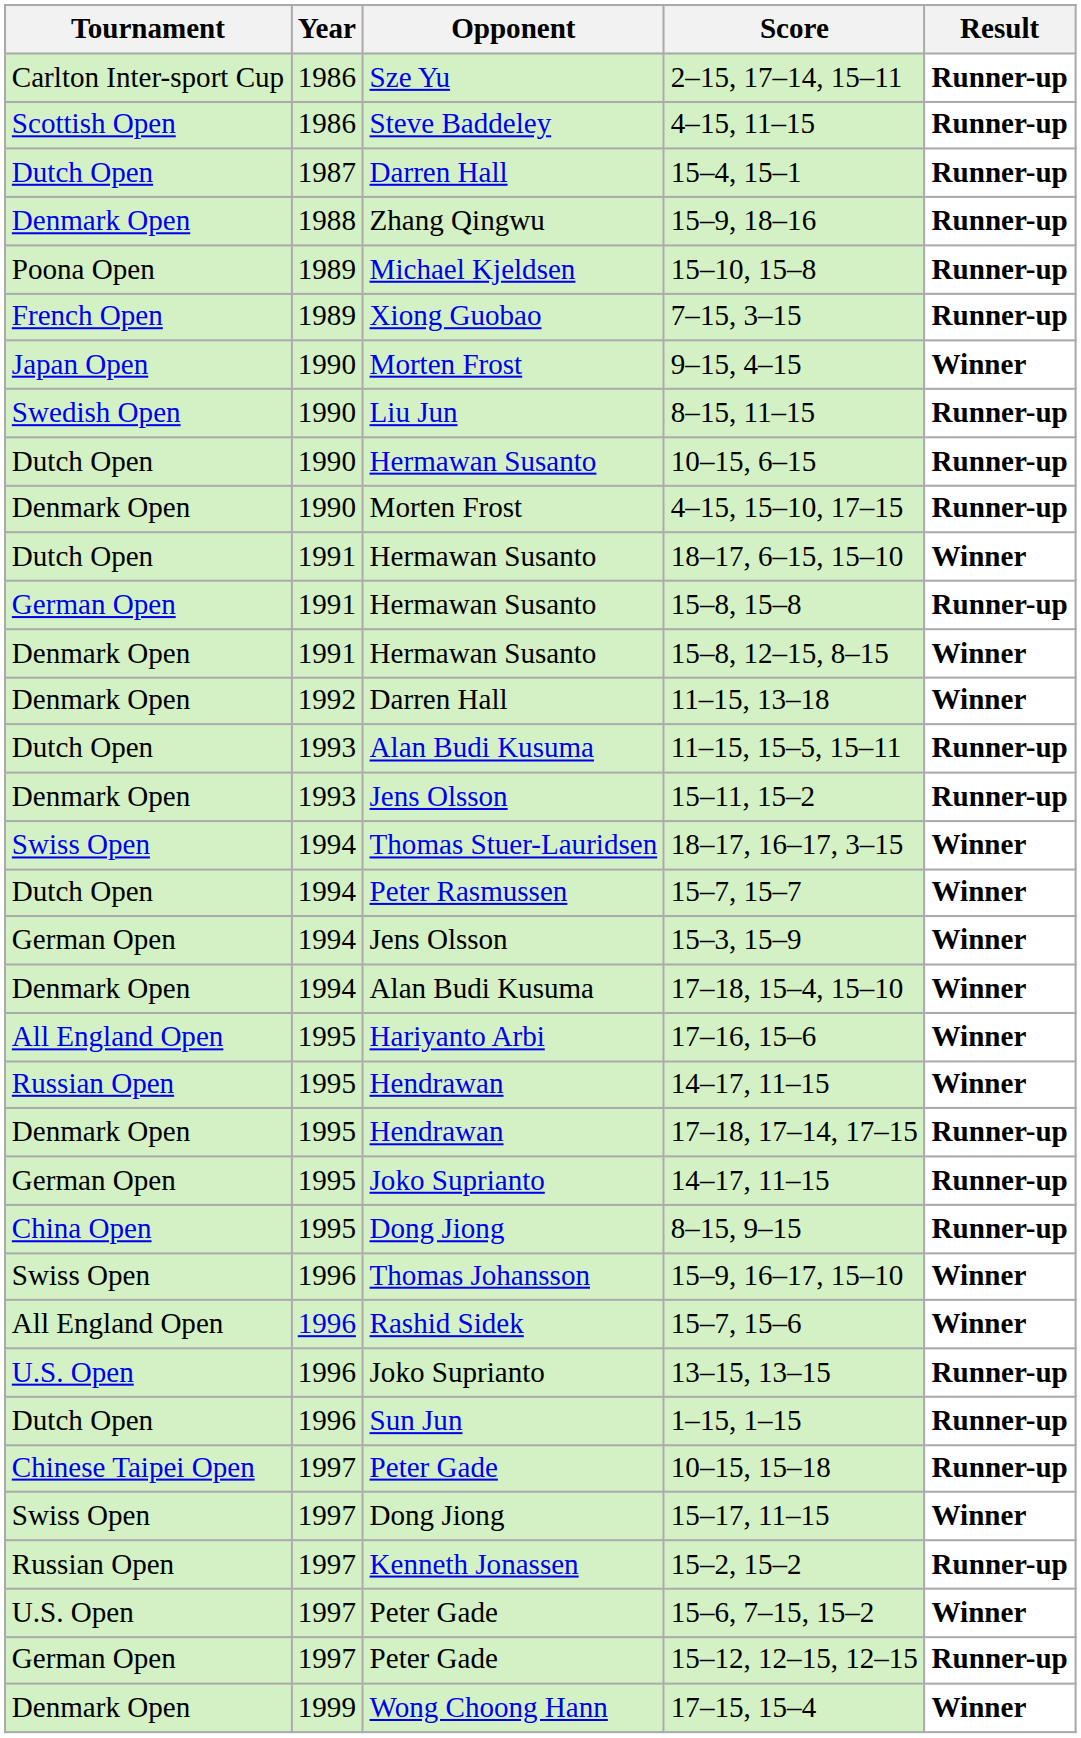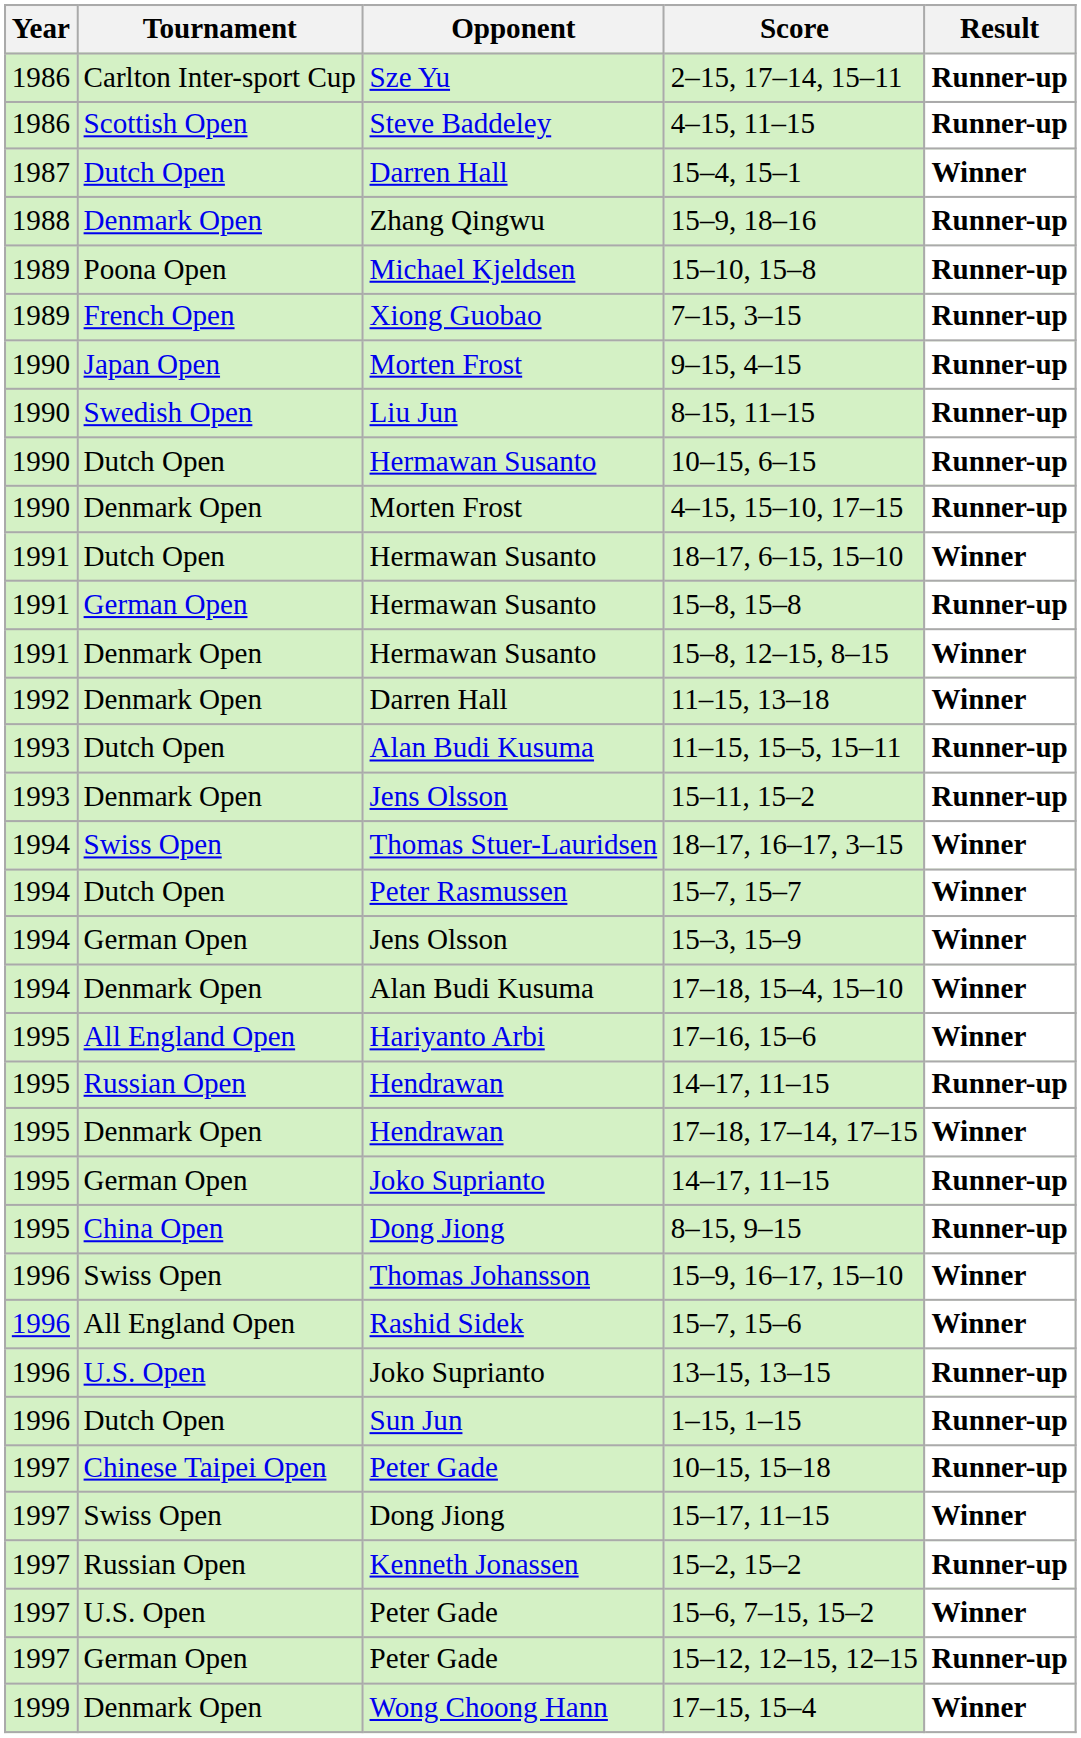columns swapped: (327, 28) <-> (148, 28)
(1000, 172) Runner-up -> (979, 172) Winner
(979, 364) Winner -> (1000, 364) Runner-up
(979, 1084) Winner -> (1000, 1084) Runner-up
(1000, 1132) Runner-up -> (979, 1132) Winner
